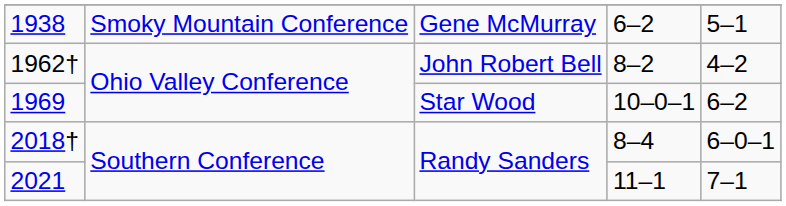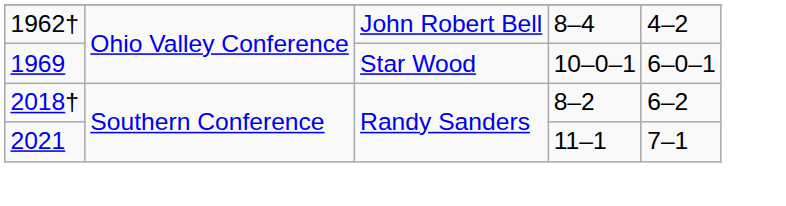- row: (38, 24)
(634, 63) 8–2 -> (574, 24) 8–4
(727, 102) 6–2 -> (681, 63) 6–0–1
(634, 141) 8–4 -> (574, 102) 8–2
(741, 141) 6–0–1 -> (668, 102) 6–2
